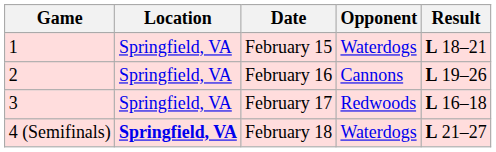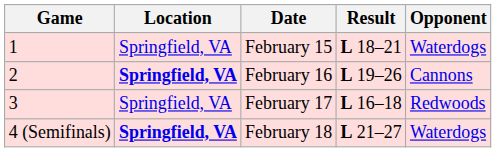columns swapped: (379, 18) <-> (456, 18)
(175, 75) normal -> (178, 75) bold
